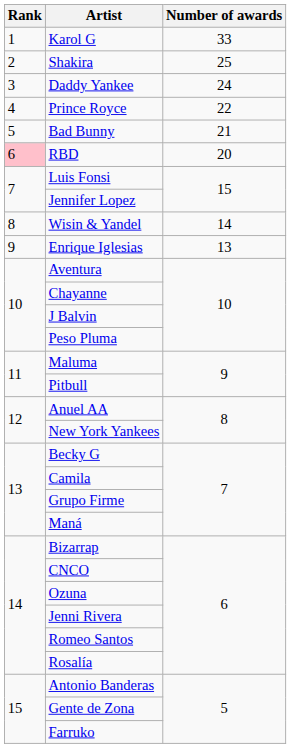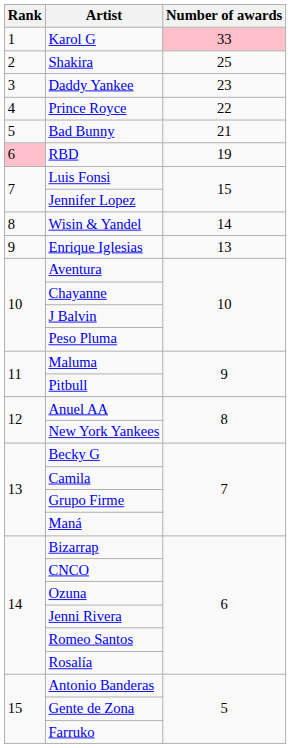(224, 39) no background -> (224, 39) pink background
(224, 85) 24 -> (224, 85) 23
(224, 154) 20 -> (224, 154) 19
